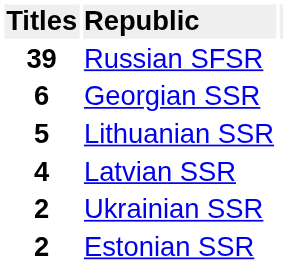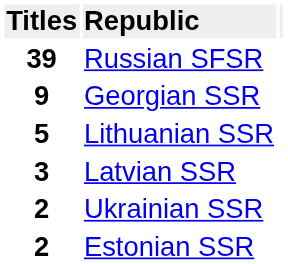(42, 96) 6 -> (42, 96) 9
(42, 171) 4 -> (42, 171) 3
